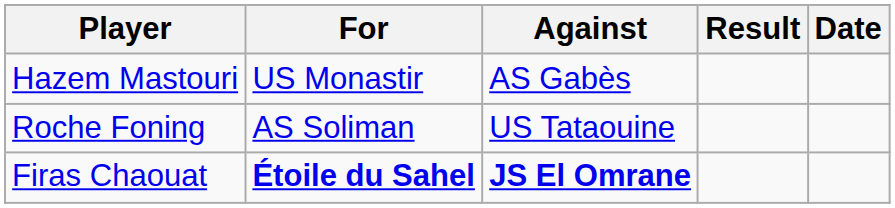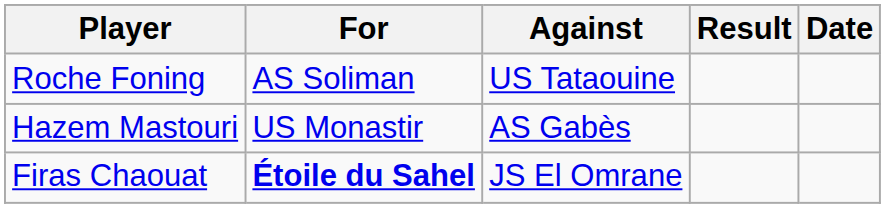rows swapped: (109, 127) <-> (125, 78)
(590, 176) bold -> (586, 176) normal
